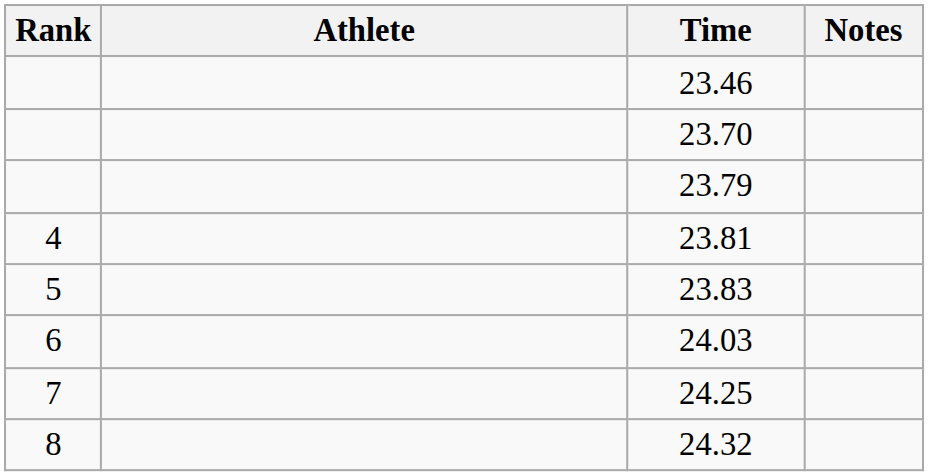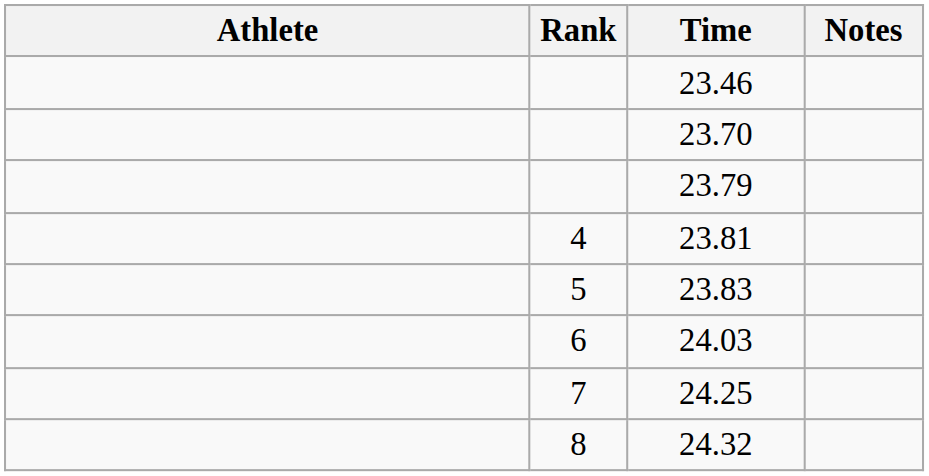columns swapped: (53, 30) <-> (364, 30)
